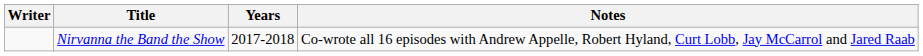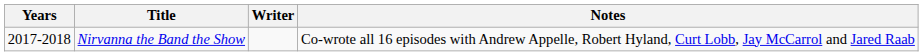columns swapped: (263, 16) <-> (29, 16)
